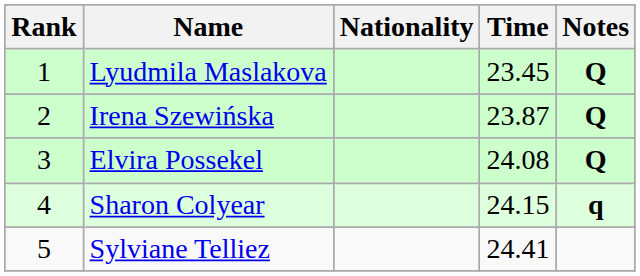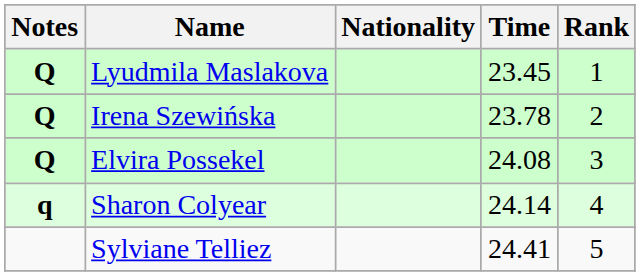columns swapped: (44, 26) <-> (596, 26)
(518, 115) 23.87 -> (519, 115) 23.78
(518, 204) 24.15 -> (519, 204) 24.14
